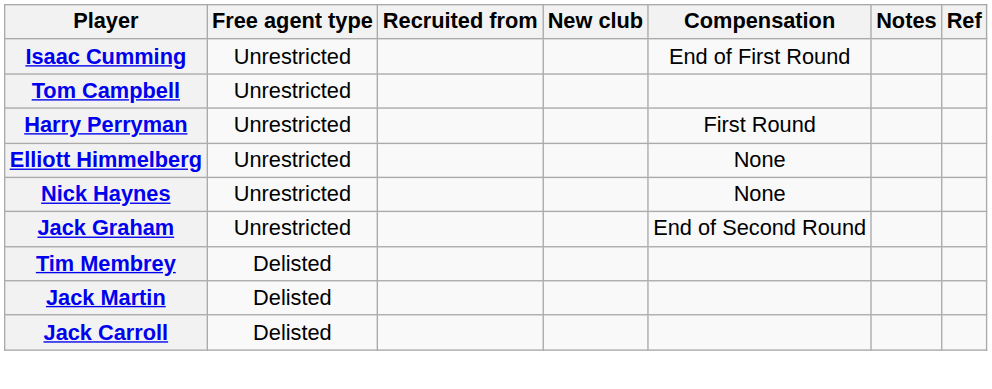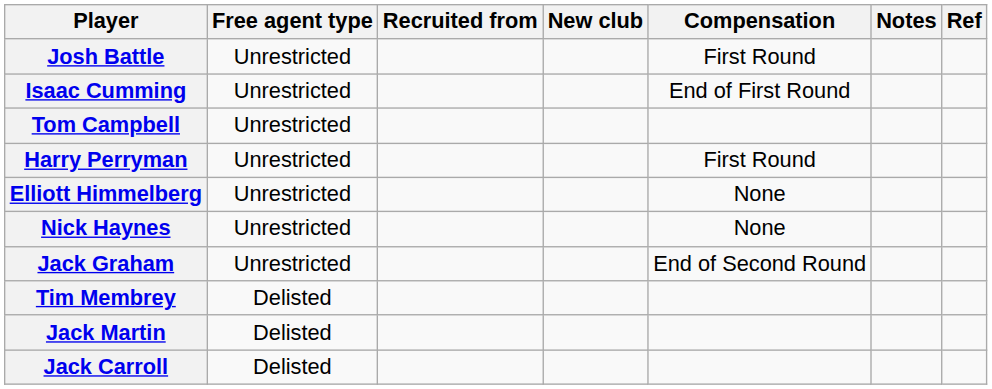+ row: (106, 56)
